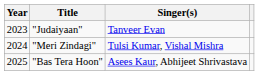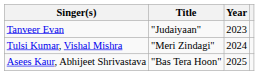columns swapped: (17, 12) <-> (177, 12)
